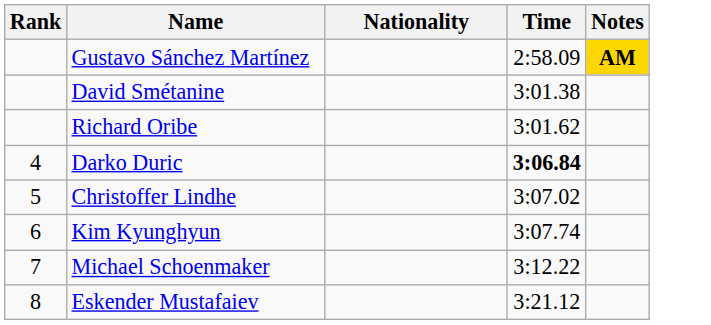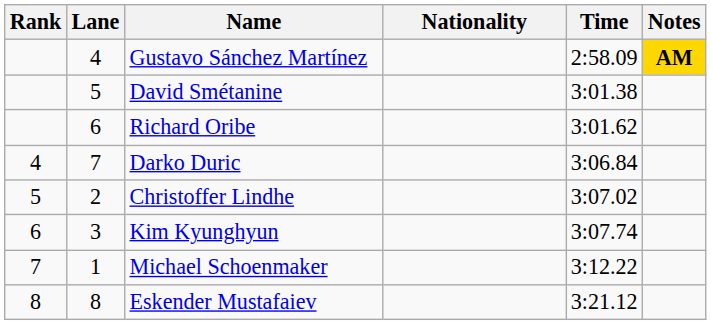+ column: (95, 22)
(547, 162) bold -> (604, 162) normal
